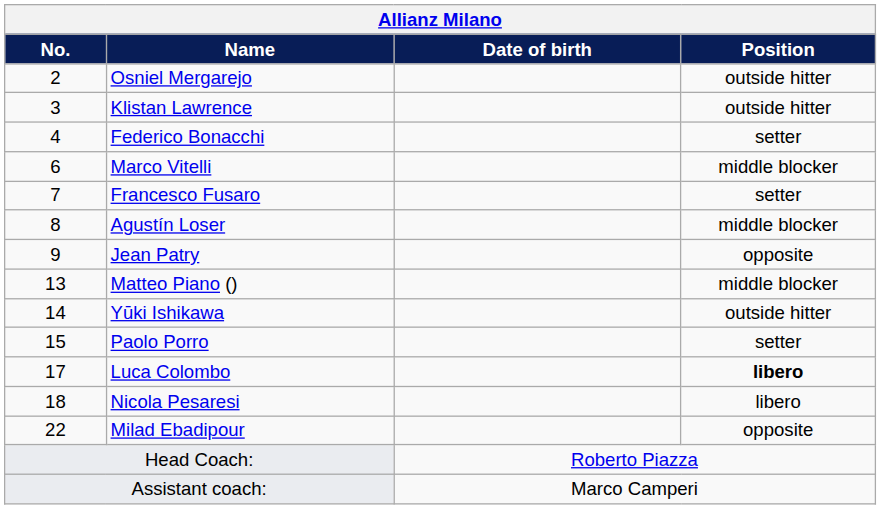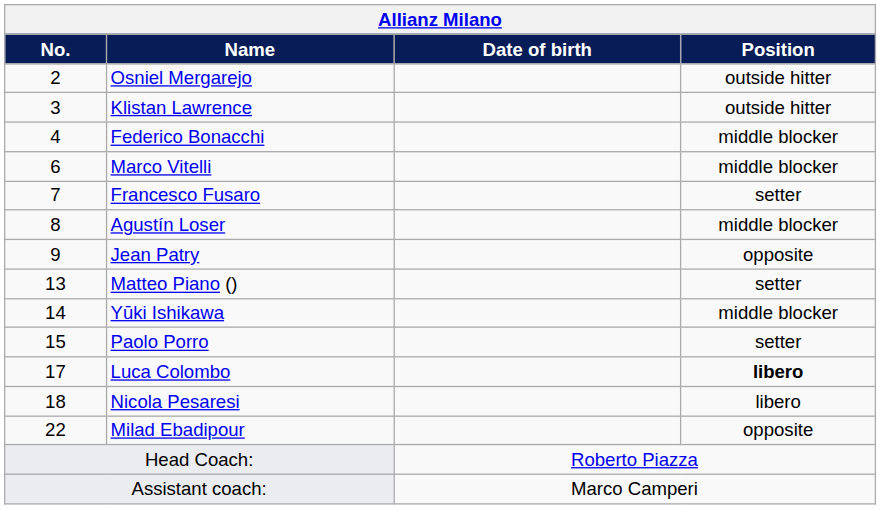(778, 137) setter -> (778, 137) middle blocker
(778, 284) middle blocker -> (778, 284) setter
(778, 313) outside hitter -> (778, 313) middle blocker
